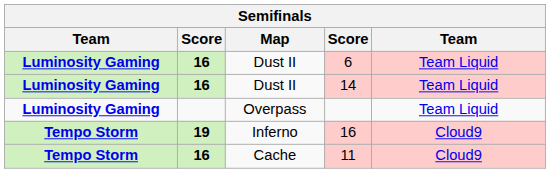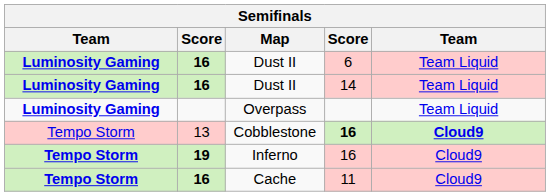+ row: (275, 132)
